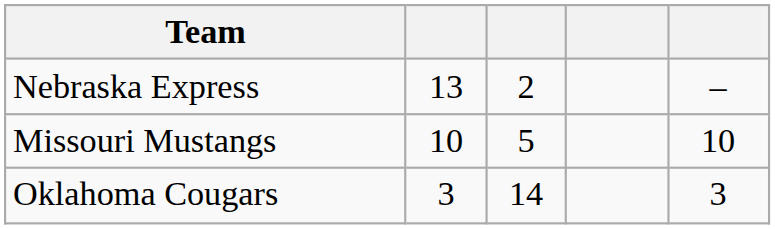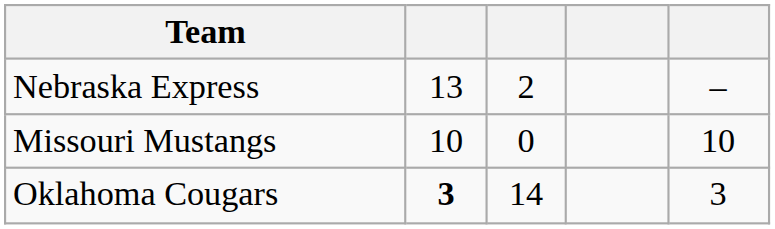(526, 140) 5 -> (526, 140) 0
(446, 194) normal -> (446, 194) bold
